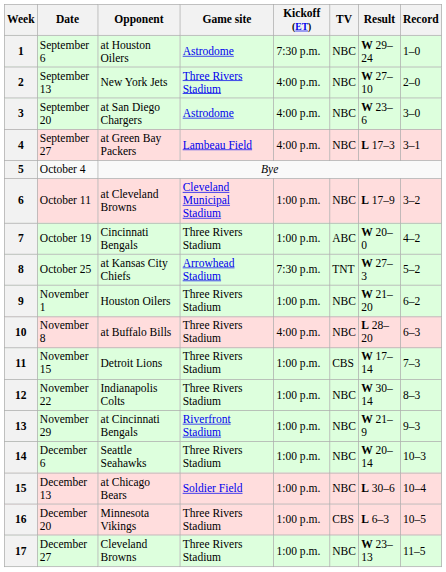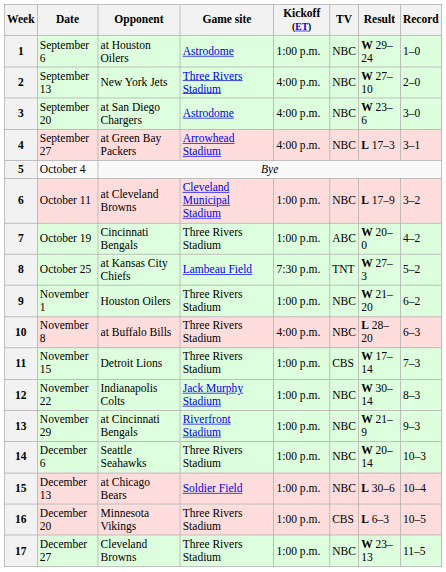(298, 51) 7:30 p.m. -> (298, 51) 1:00 p.m.
(217, 145) Lambeau Field -> (209, 145) Arrowhead Stadium
(209, 269) Arrowhead Stadium -> (217, 269) Lambeau Field
(213, 394) Three Rivers Stadium -> (213, 394) Jack Murphy Stadium
